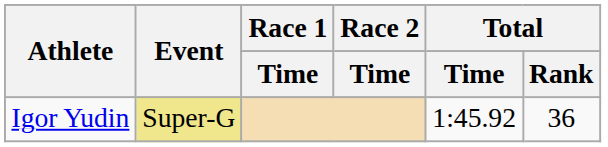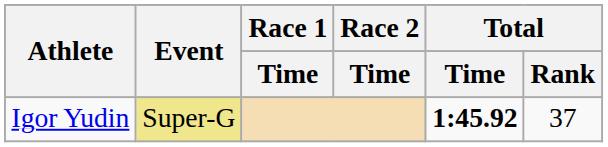(474, 118) normal -> (475, 118) bold
(561, 118) 36 -> (563, 118) 37
